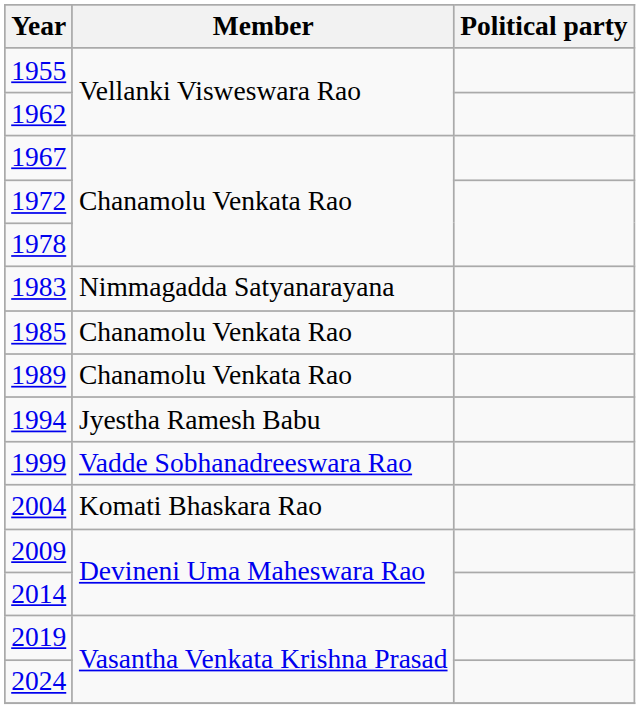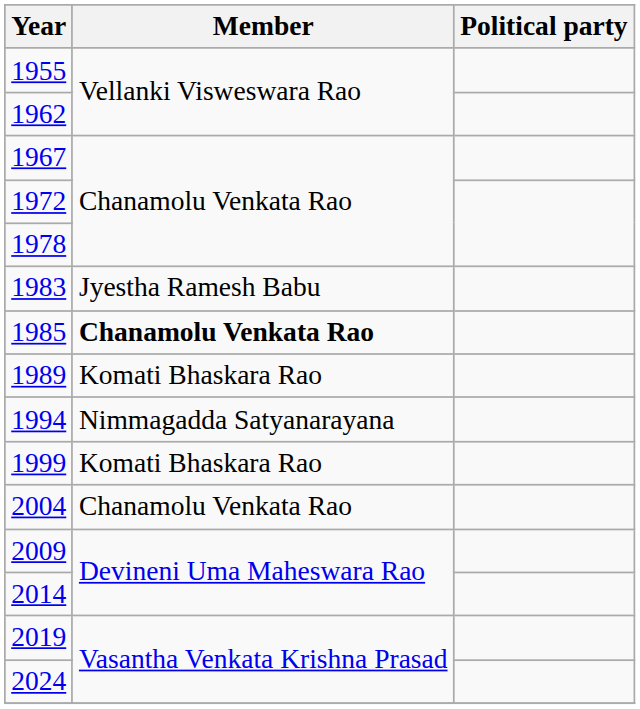(237, 288) Nimmagadda Satyanarayana -> (200, 288) Jyestha Ramesh Babu
(215, 331) normal -> (227, 331) bold
(215, 375) Chanamolu Venkata Rao -> (200, 375) Komati Bhaskara Rao
(200, 419) Jyestha Ramesh Babu -> (237, 419) Nimmagadda Satyanarayana
(246, 462) Vadde Sobhanadreeswara Rao -> (200, 462) Komati Bhaskara Rao
(200, 506) Komati Bhaskara Rao -> (215, 506) Chanamolu Venkata Rao
